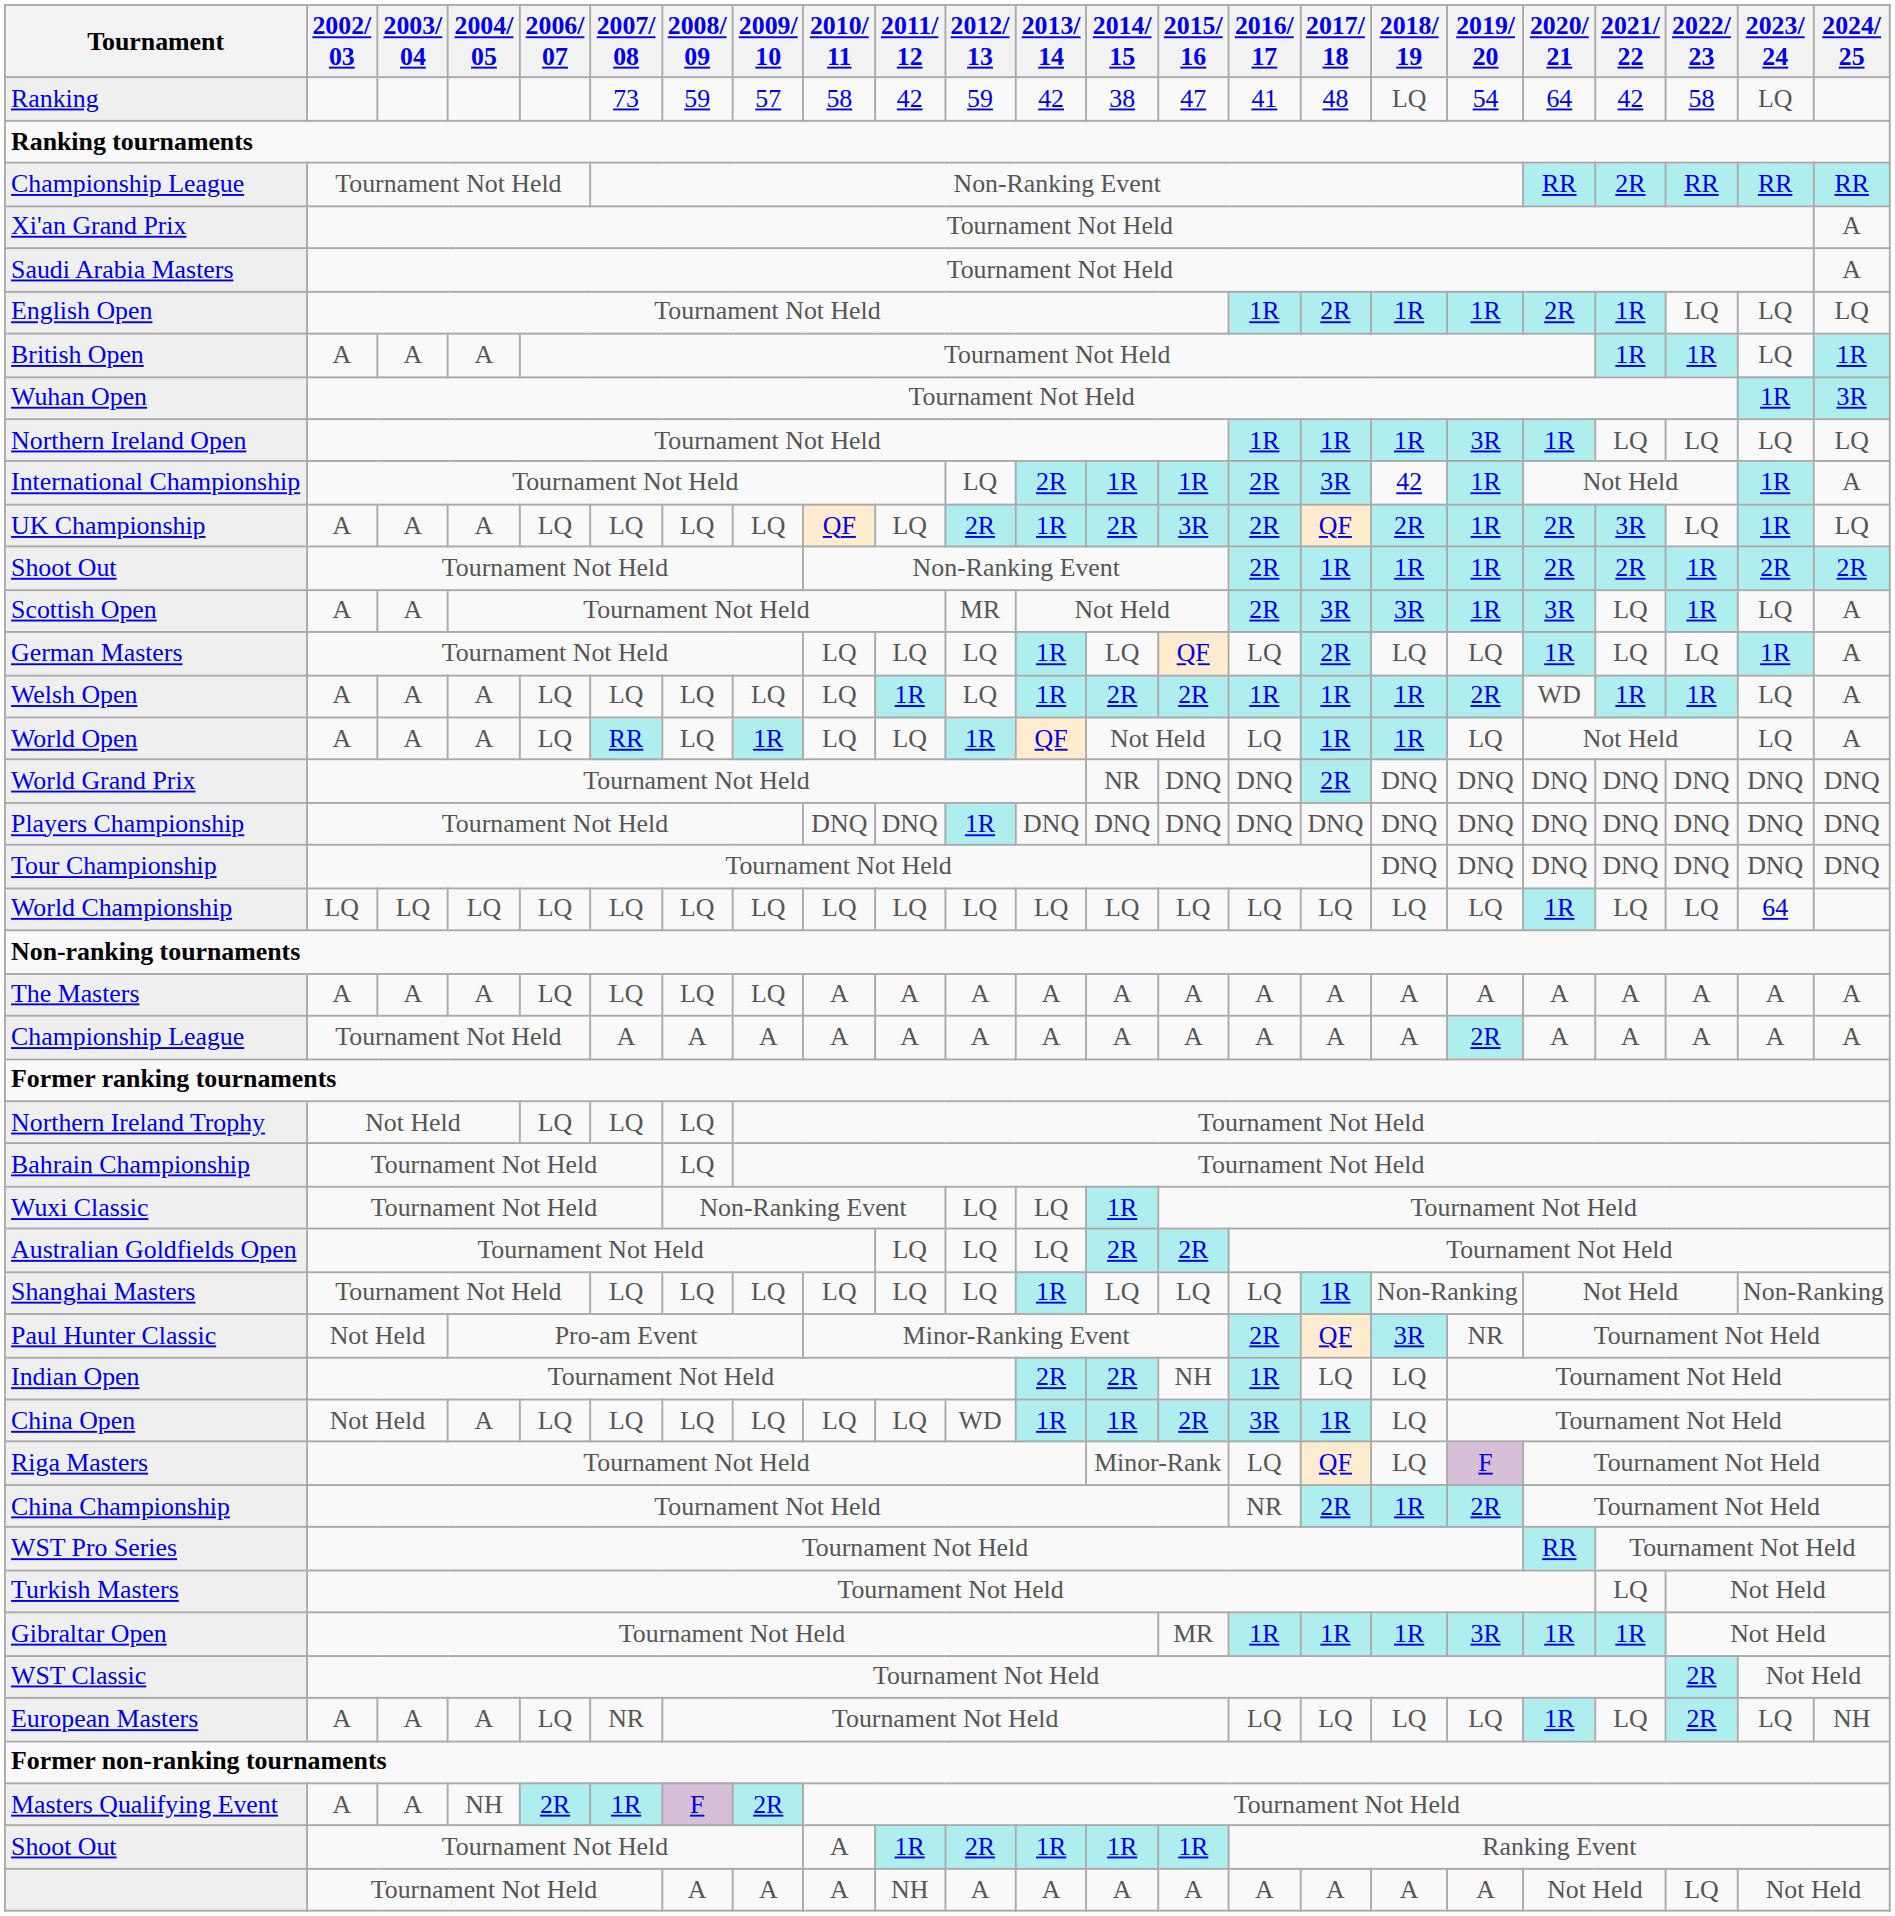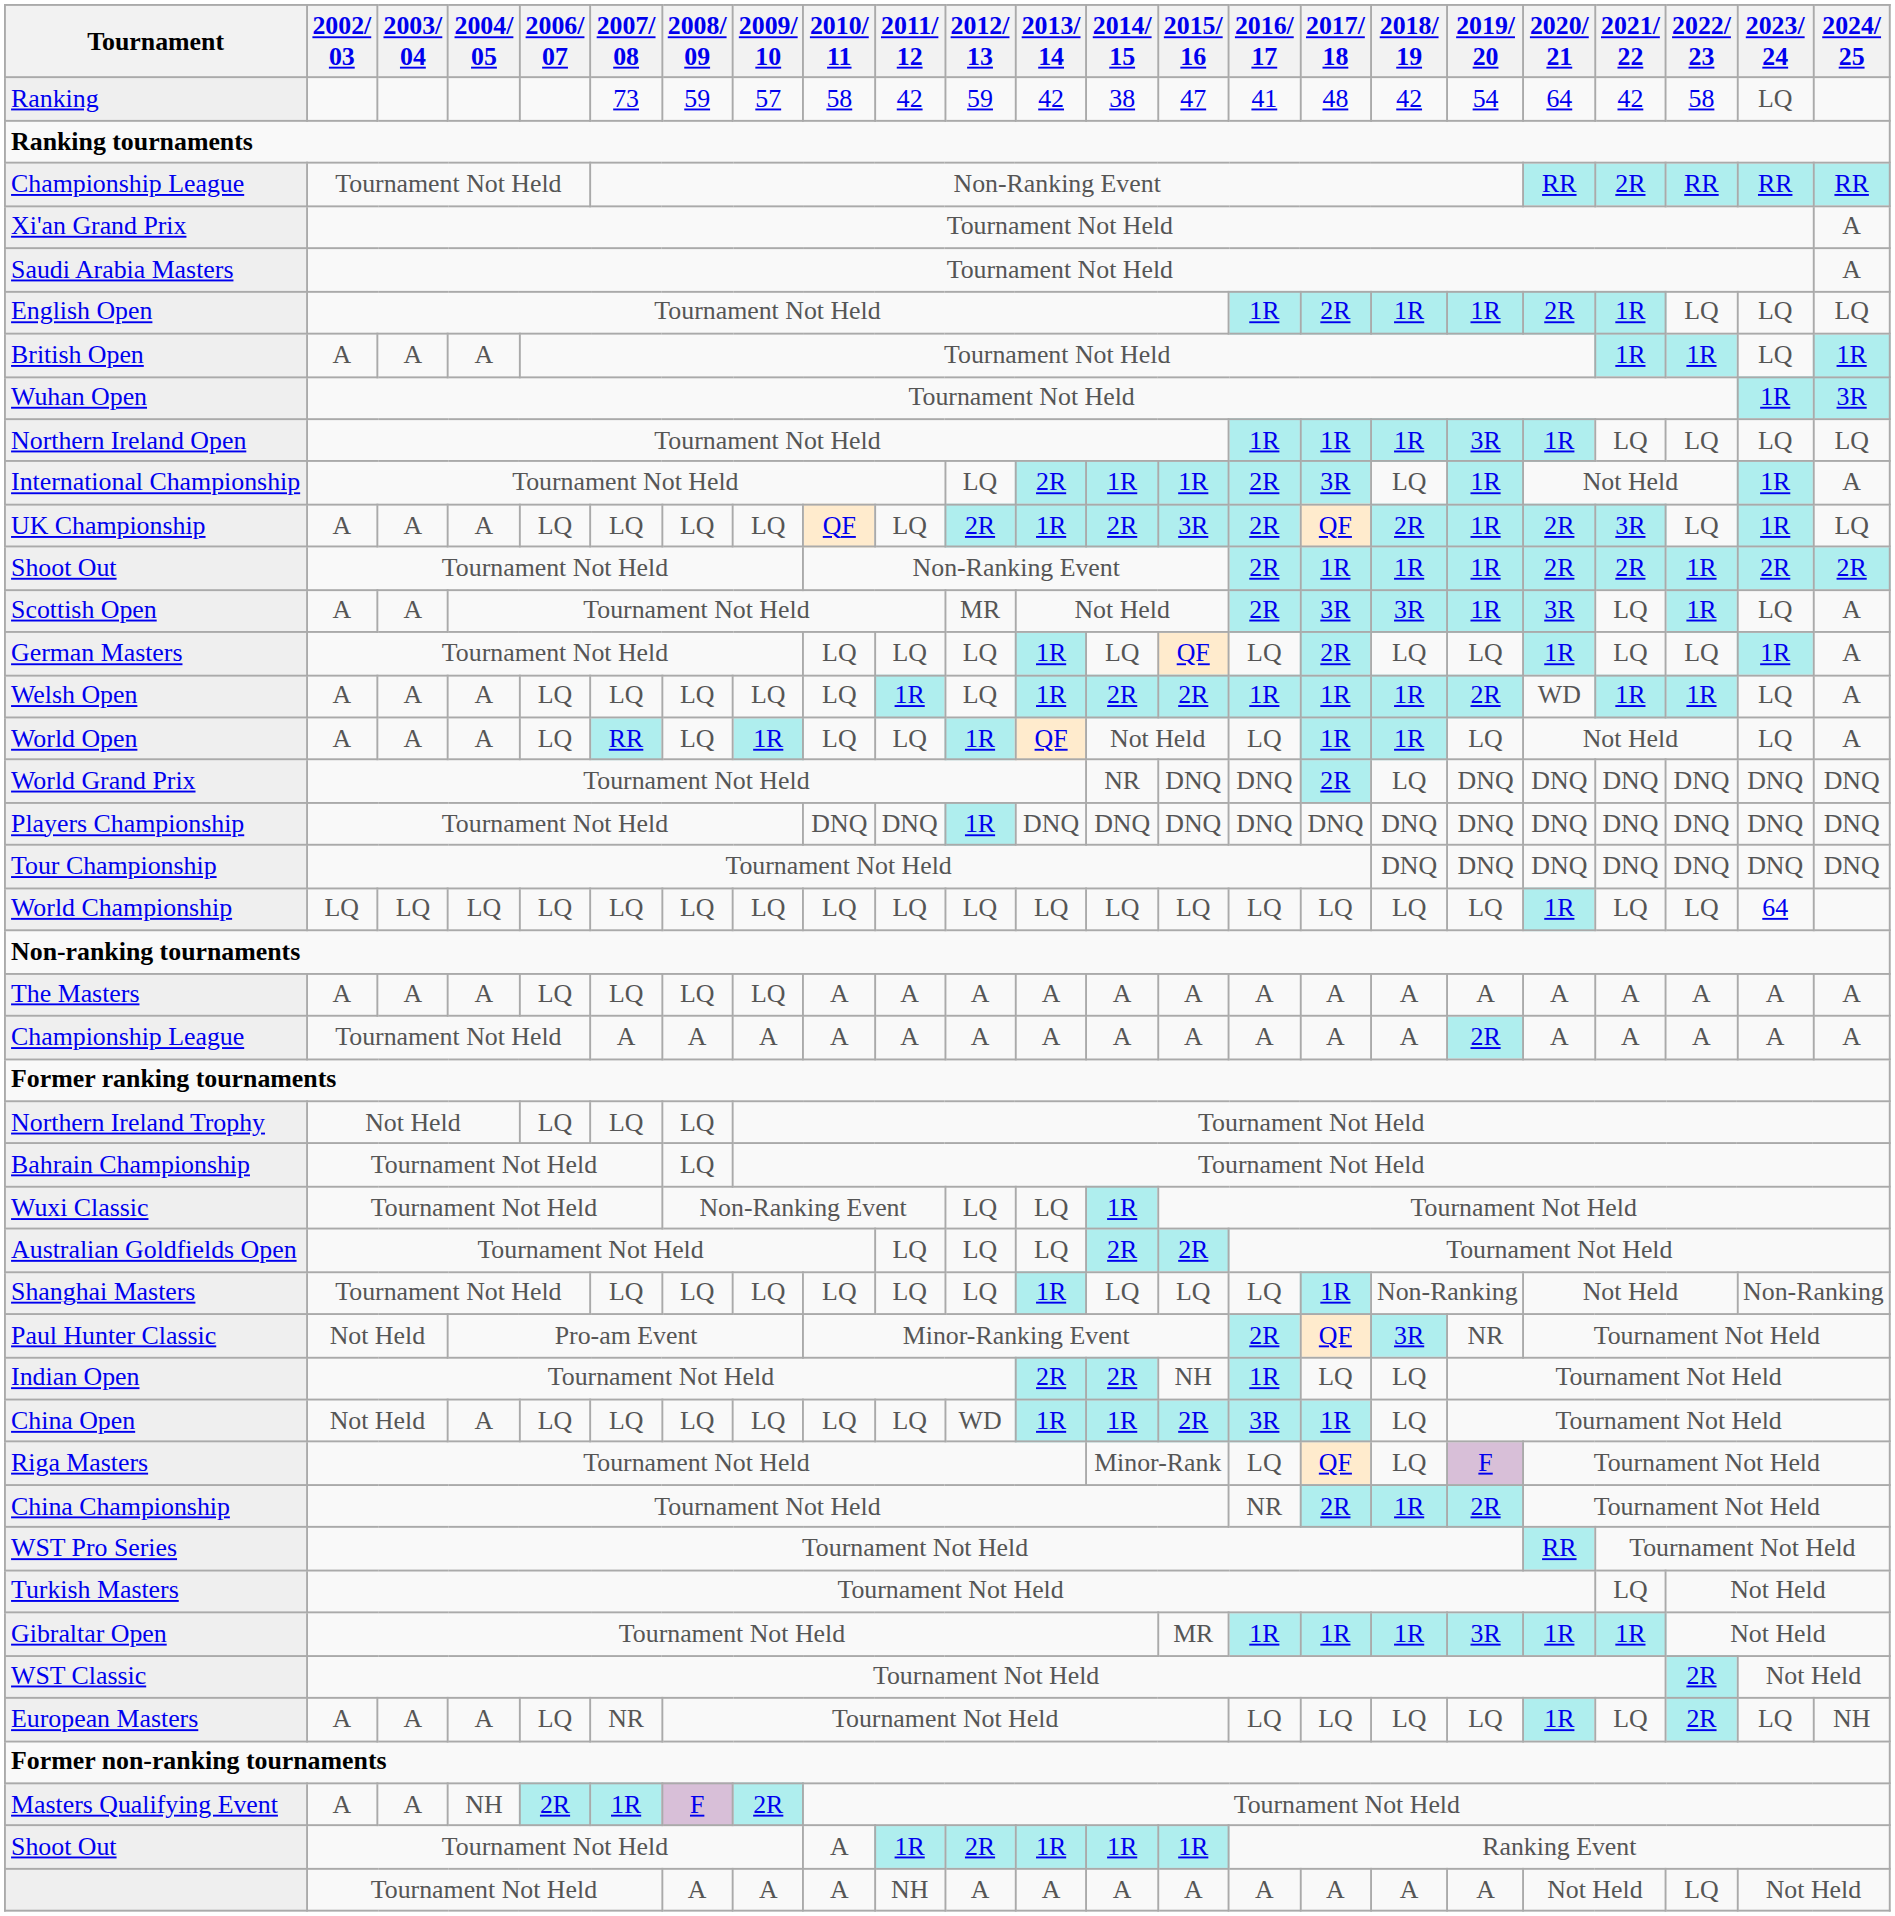(1409, 98) LQ -> (1409, 98) 42
(1409, 482) 42 -> (1409, 482) LQ
(1409, 780) DNQ -> (1409, 780) LQ
